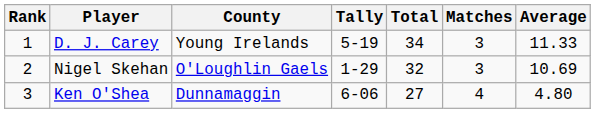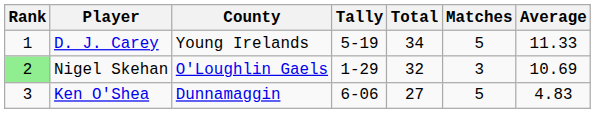(479, 43) 3 -> (479, 43) 5
(27, 69) no background -> (27, 69) lightgreen background
(479, 95) 4 -> (479, 95) 5
(553, 95) 4.80 -> (553, 95) 4.83
